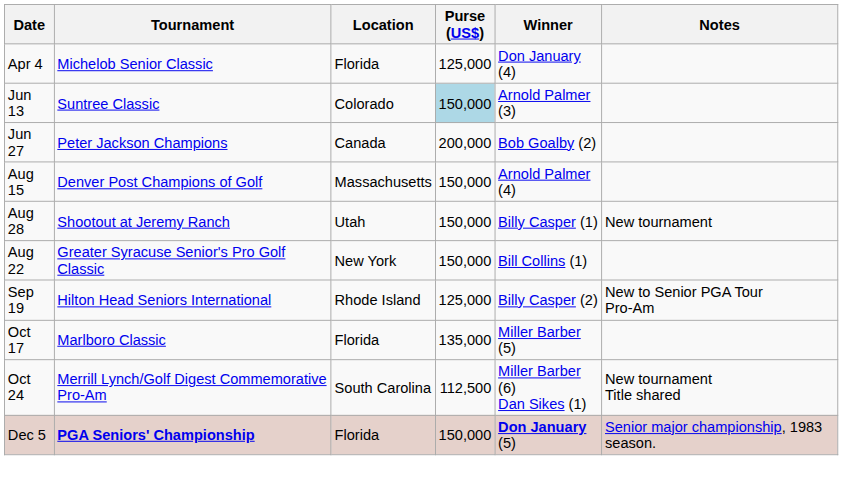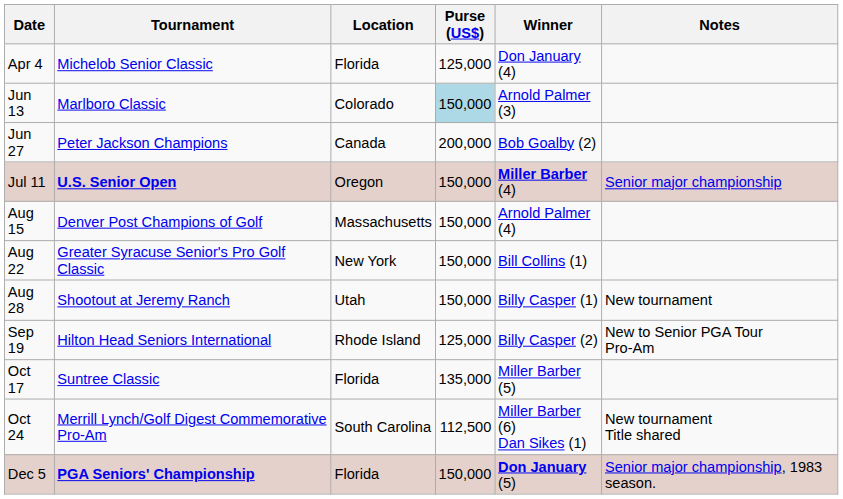(108, 103) Suntree Classic -> (112, 103) Marlboro Classic
+ row: (27, 182)
rows swapped: (21, 261) <-> (21, 221)
(112, 340) Marlboro Classic -> (108, 379) Suntree Classic
